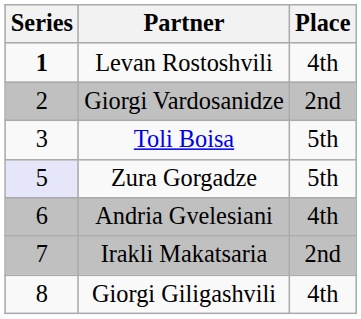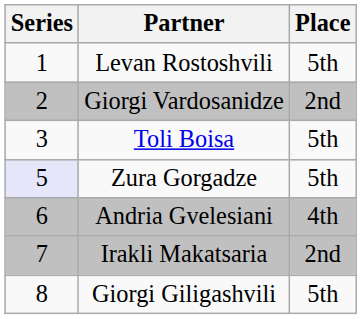(42, 62) bold -> (42, 62) normal
(323, 62) 4th -> (323, 62) 5th
(323, 293) 4th -> (323, 293) 5th
